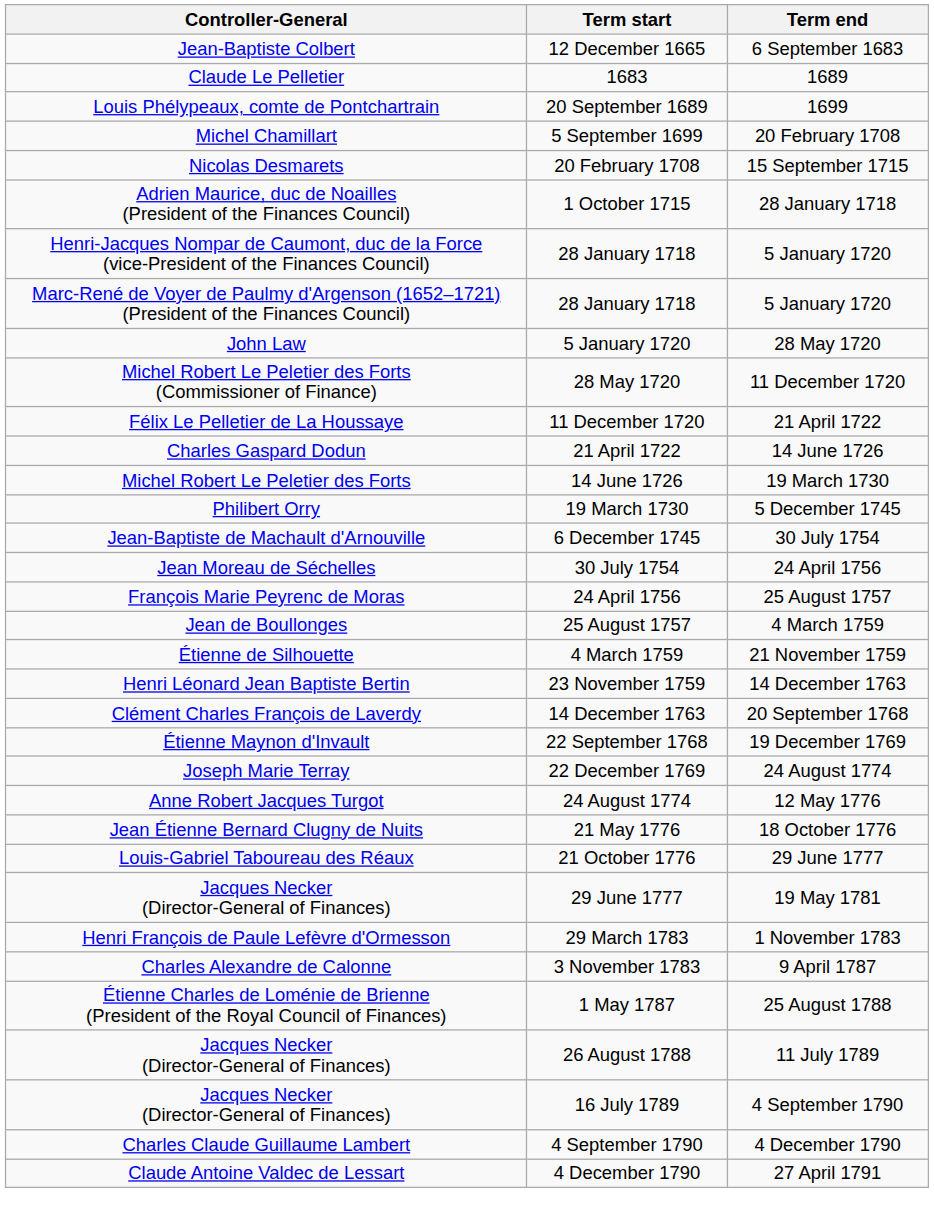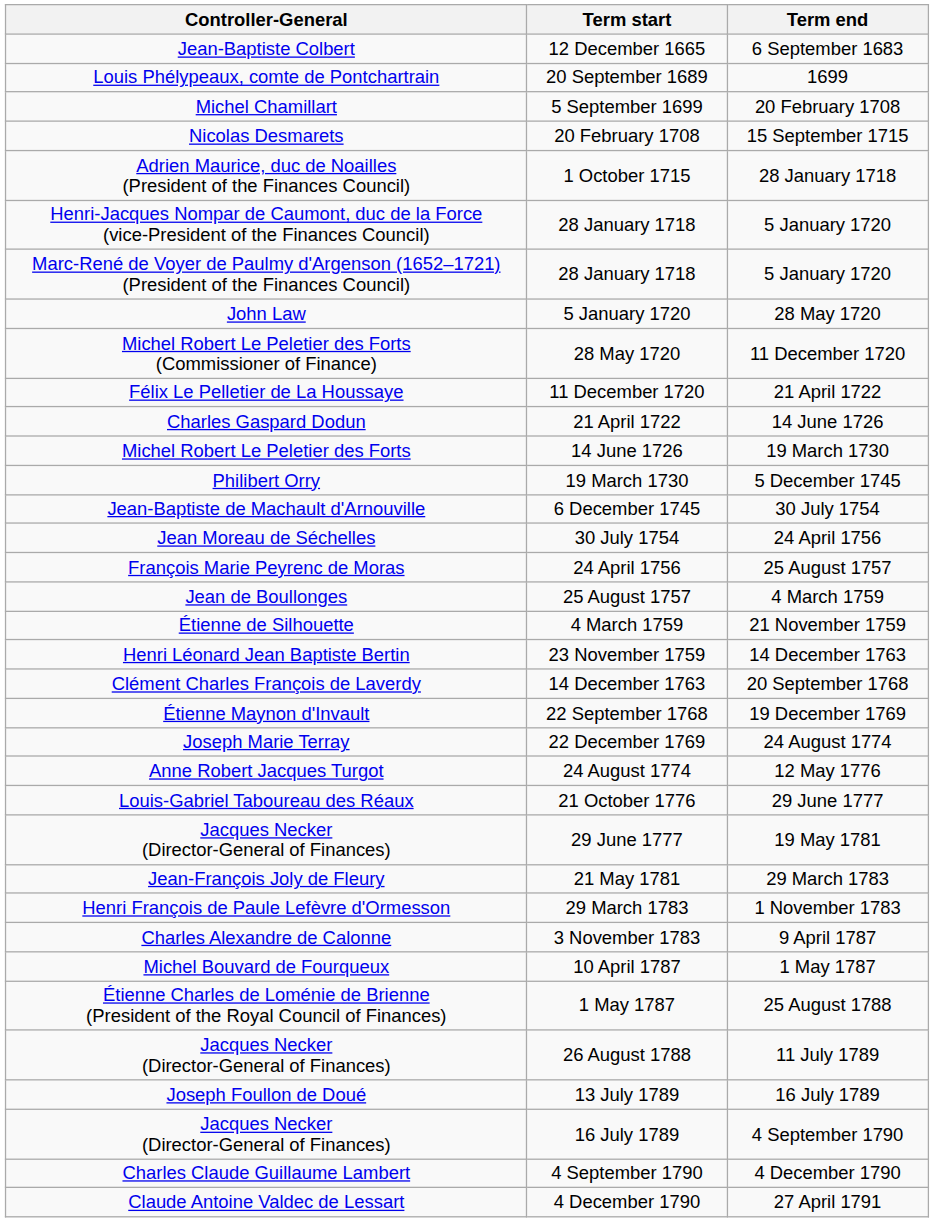- row: (266, 78)
- row: (266, 830)
+ row: (266, 879)
+ row: (266, 966)
+ row: (266, 1095)
